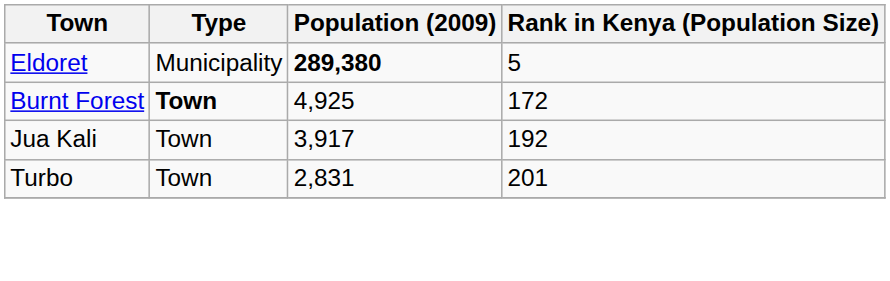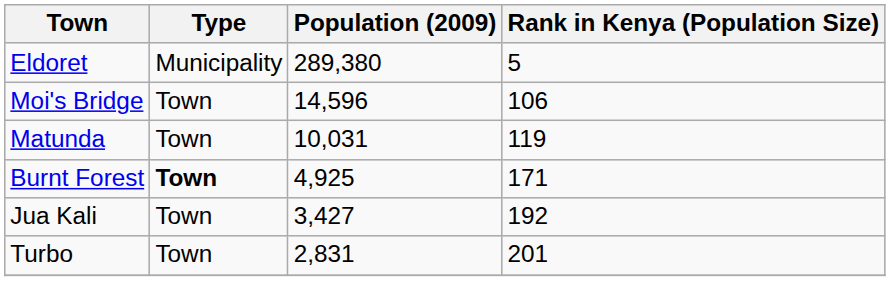(338, 62) bold -> (338, 62) normal
+ row: (77, 100)
+ row: (58, 139)
(528, 100) 172 -> (528, 178) 171
(324, 139) 3,917 -> (324, 216) 3,427
